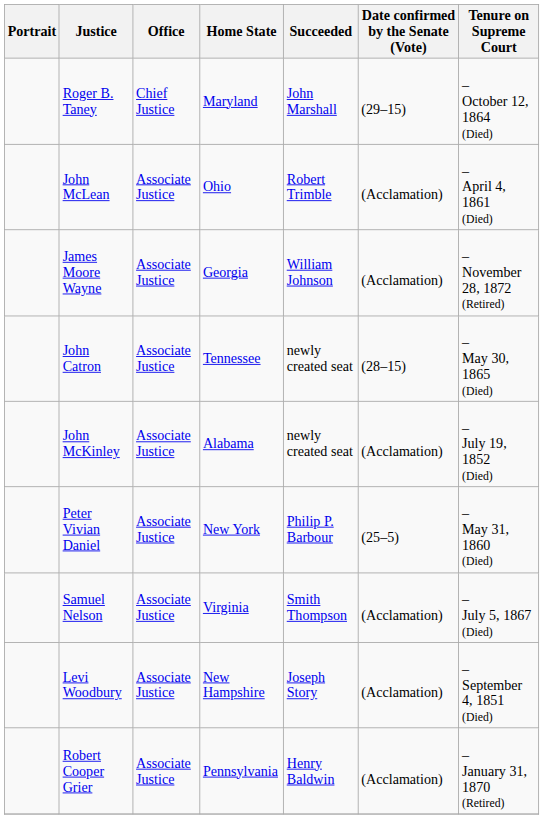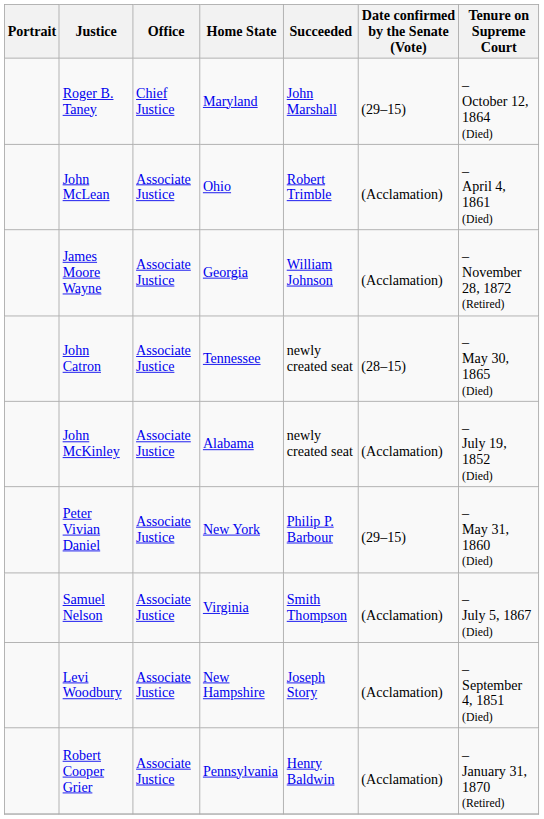(380, 537) (25–5) -> (384, 537) (29–15)
